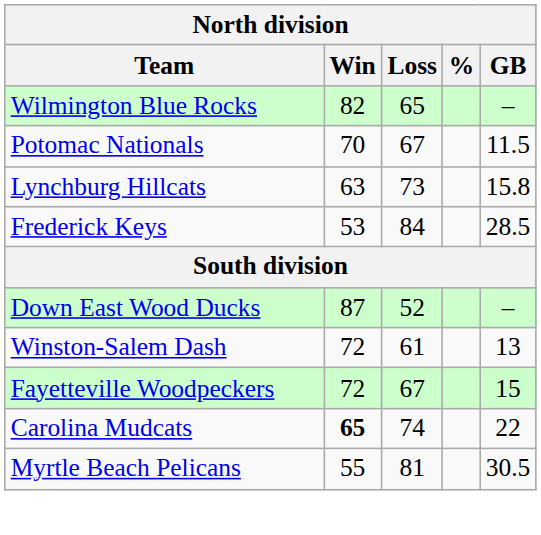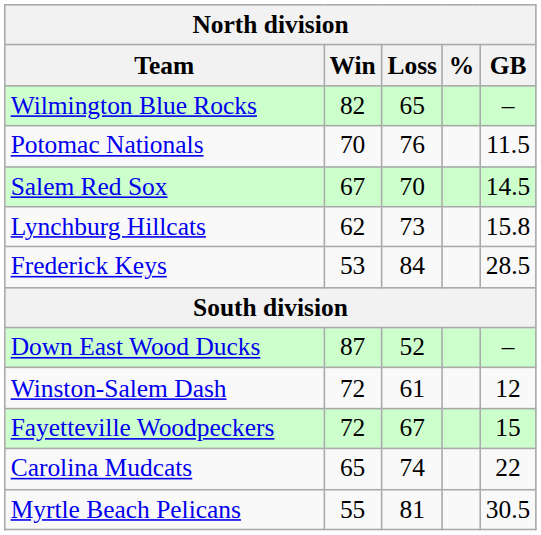(412, 145) 67 -> (412, 145) 76
+ row: (89, 186)
(353, 186) 63 -> (353, 226) 62
(508, 347) 13 -> (508, 387) 12
(353, 428) bold -> (353, 468) normal
